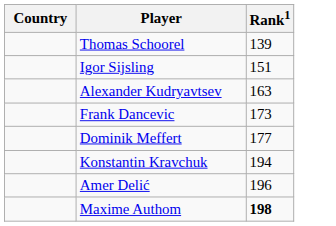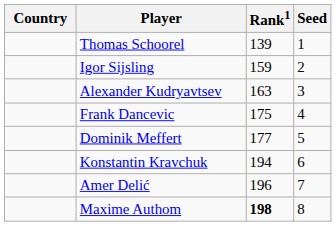+ column: (312, 18)
(261, 67) 151 -> (261, 67) 159
(261, 114) 173 -> (261, 114) 175
